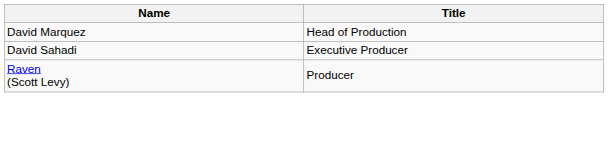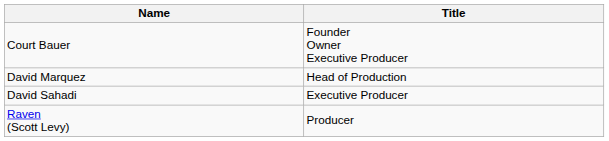+ row: (39, 45)
